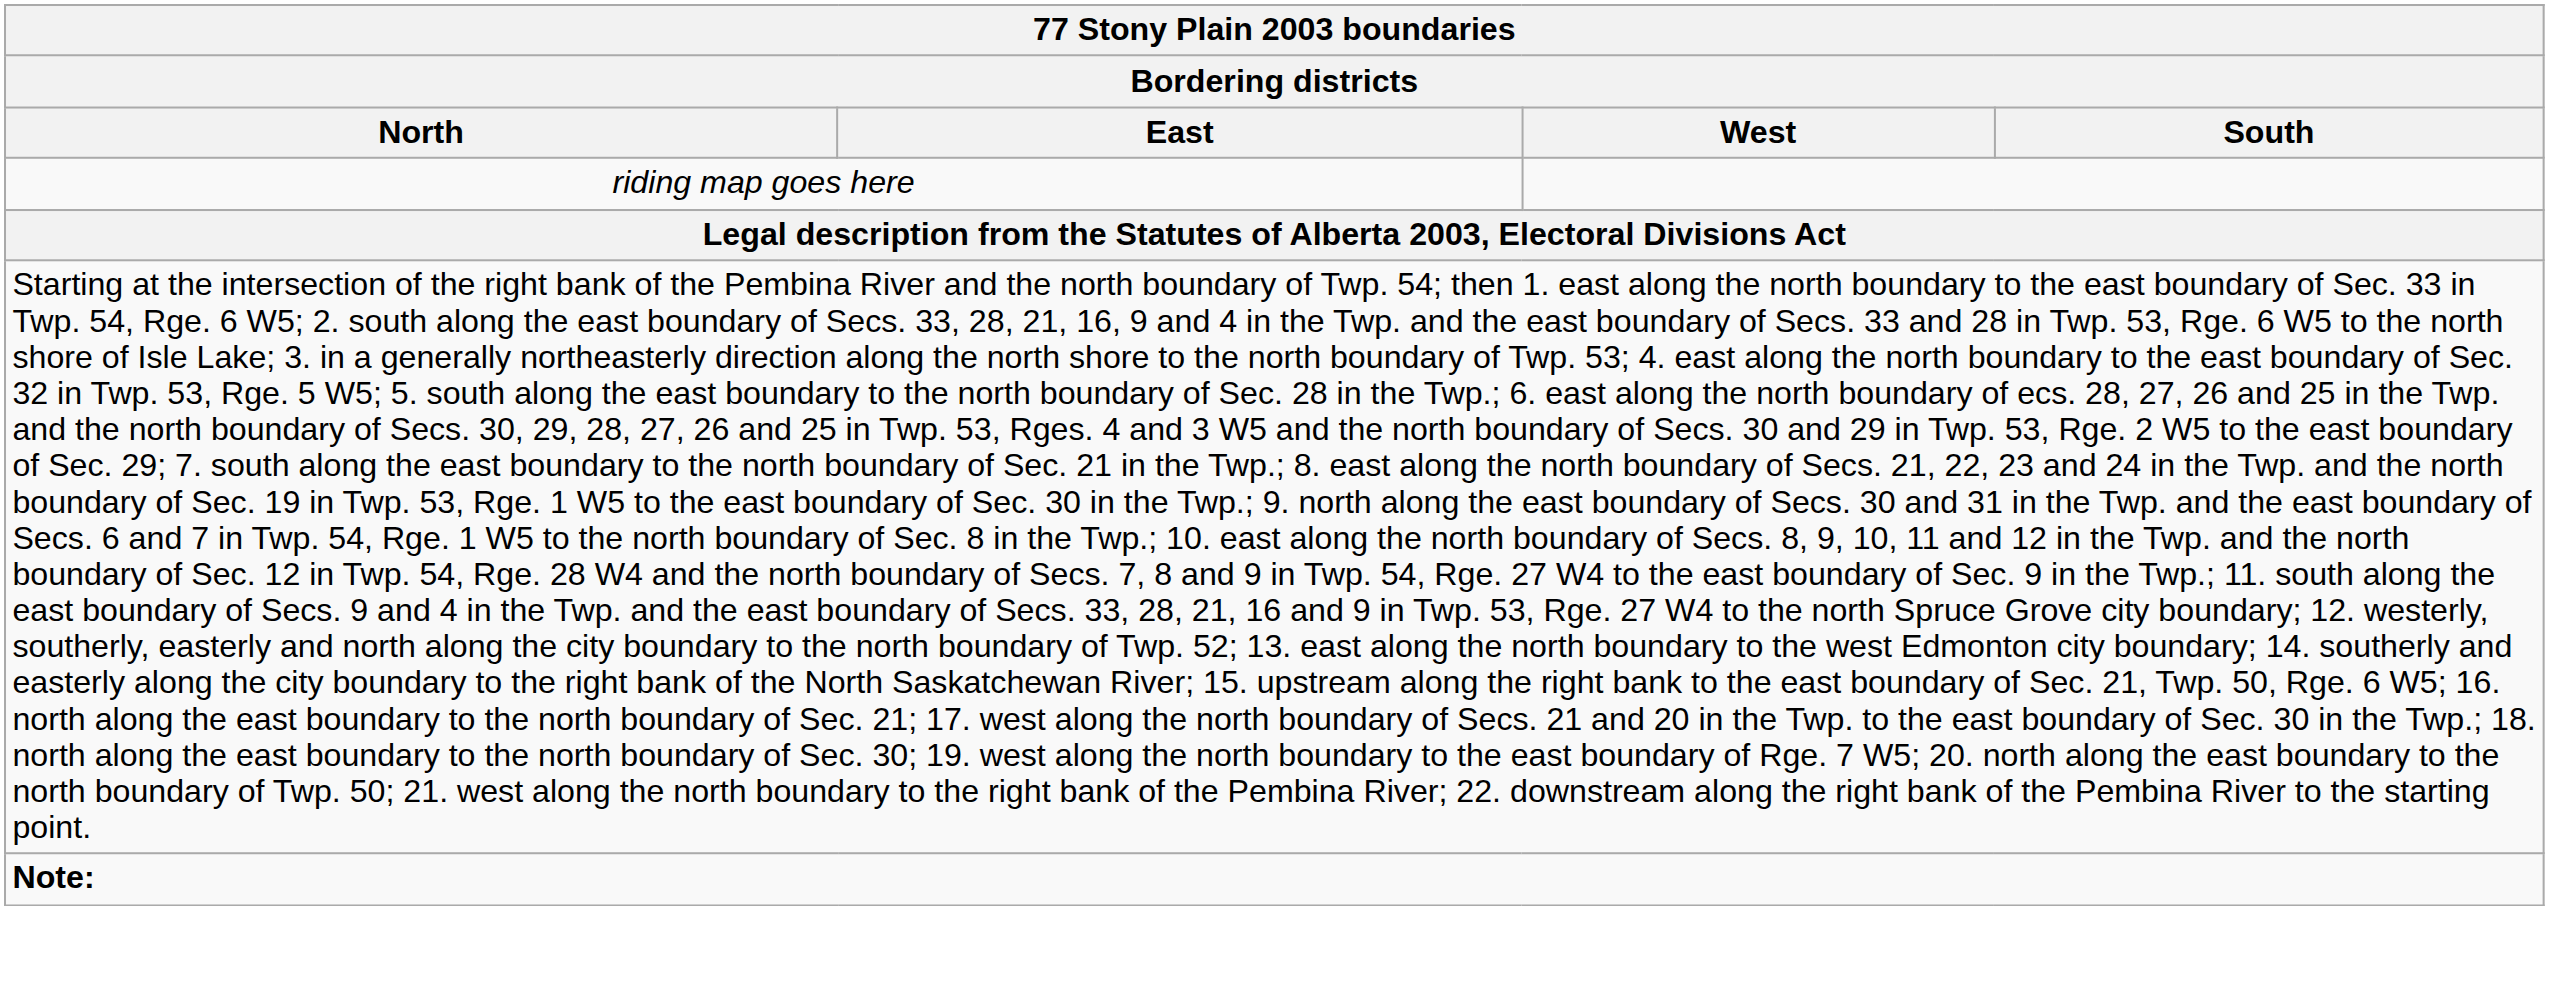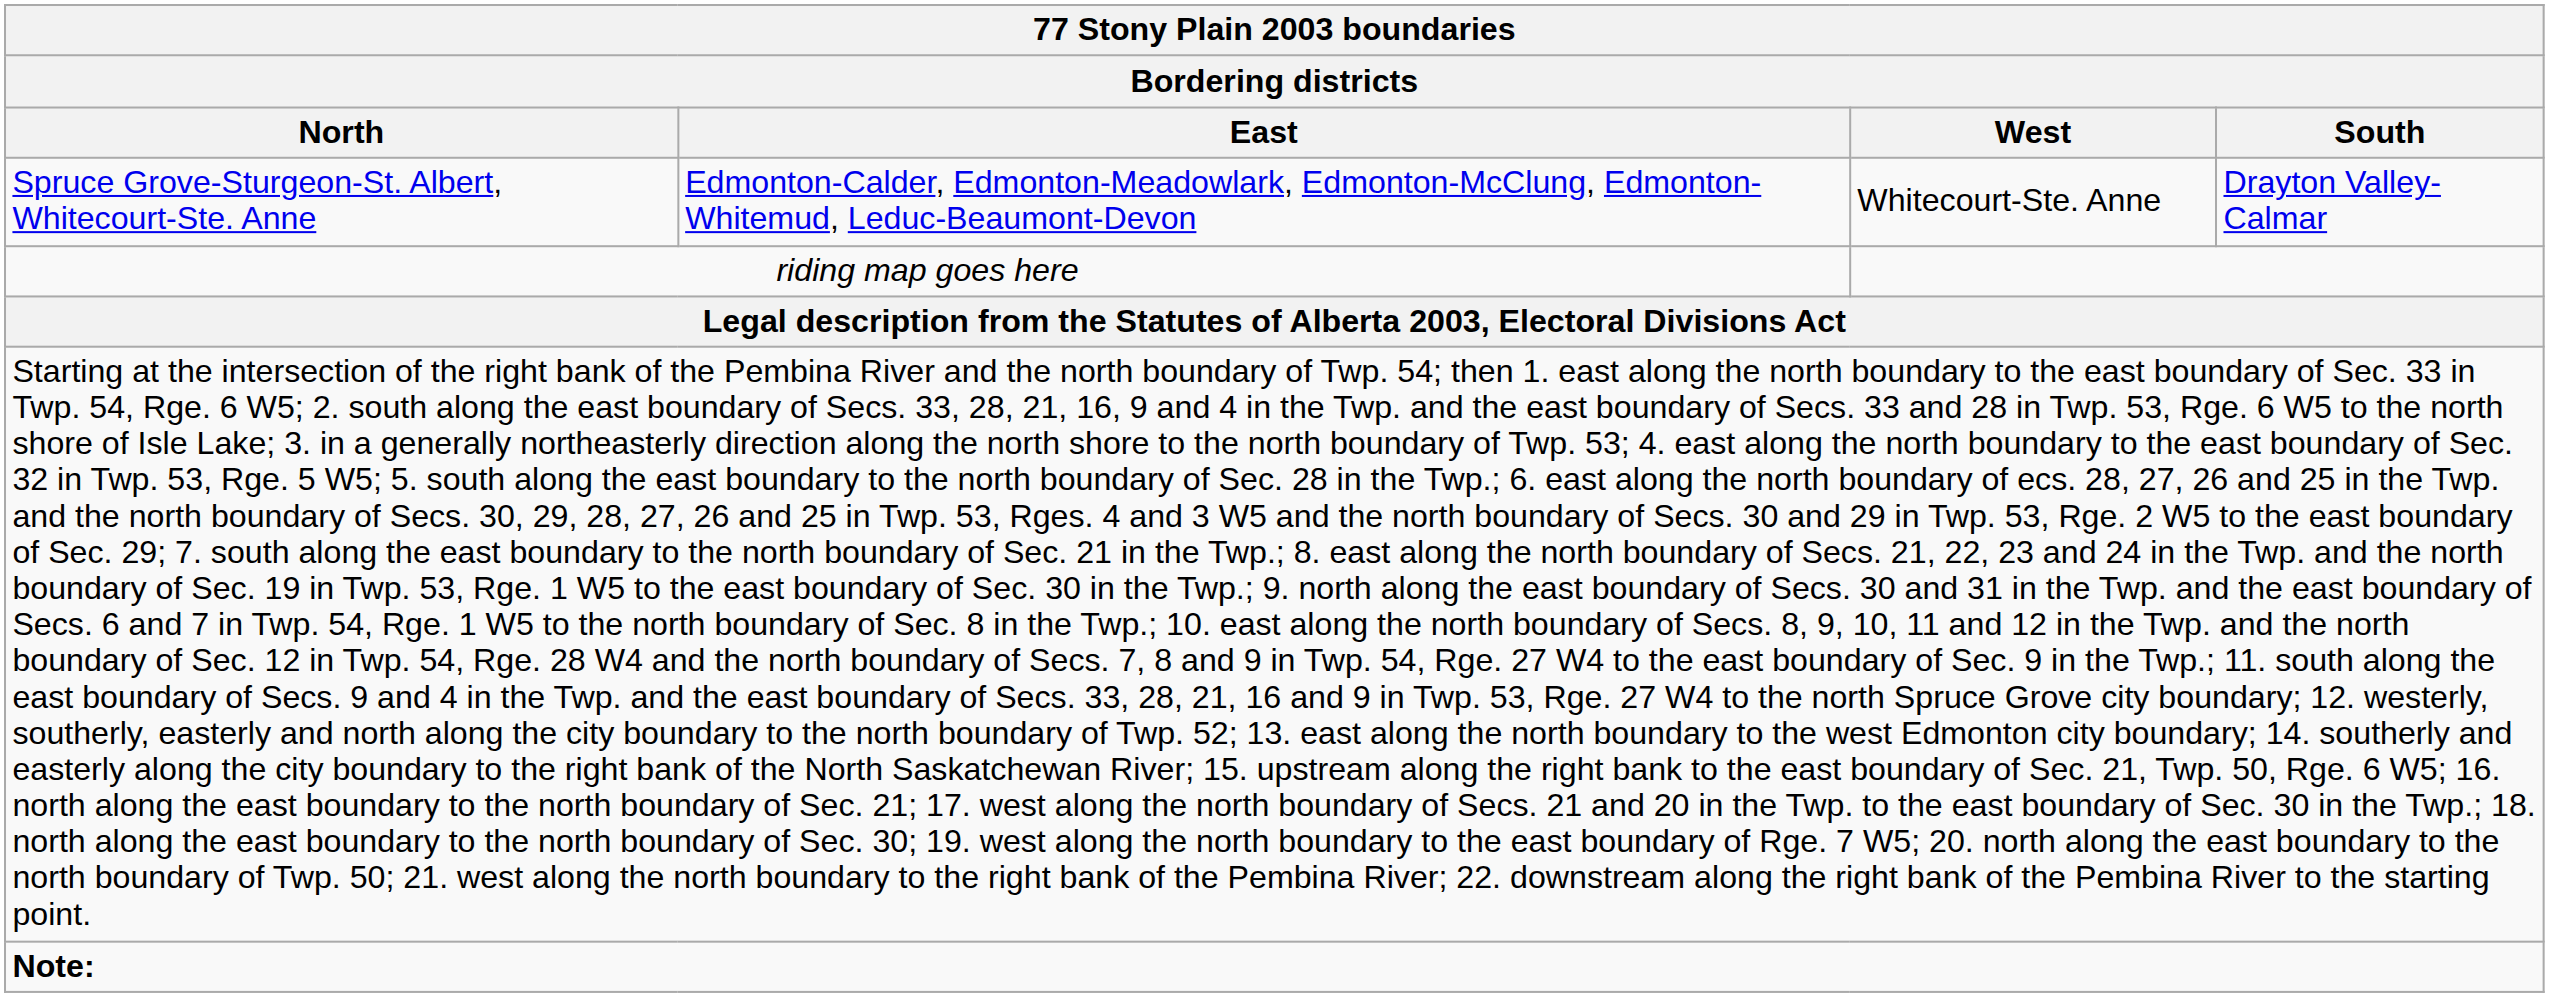+ row: (257, 201)
